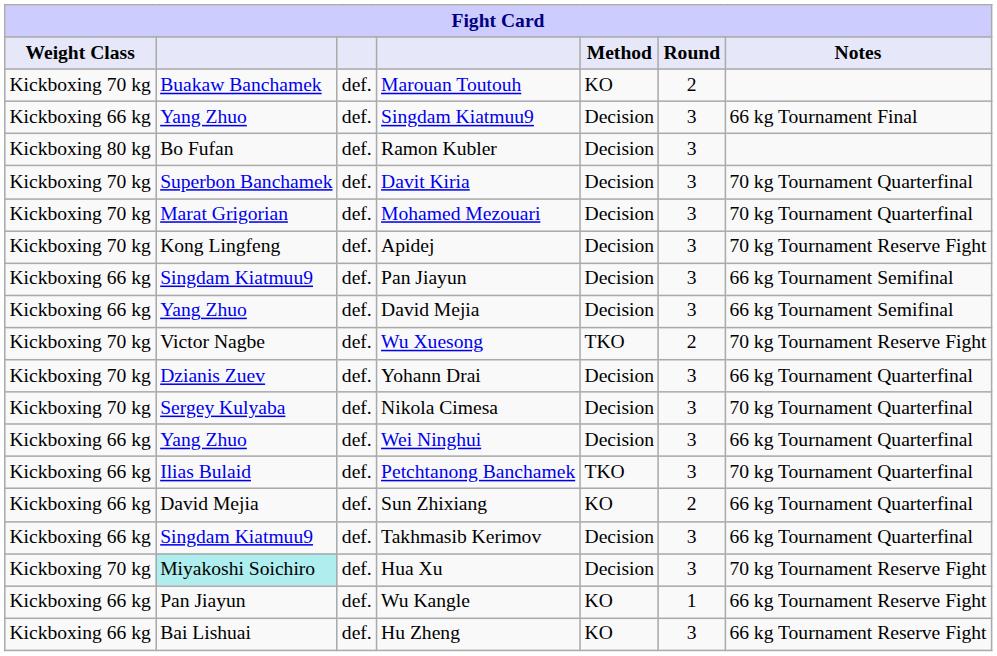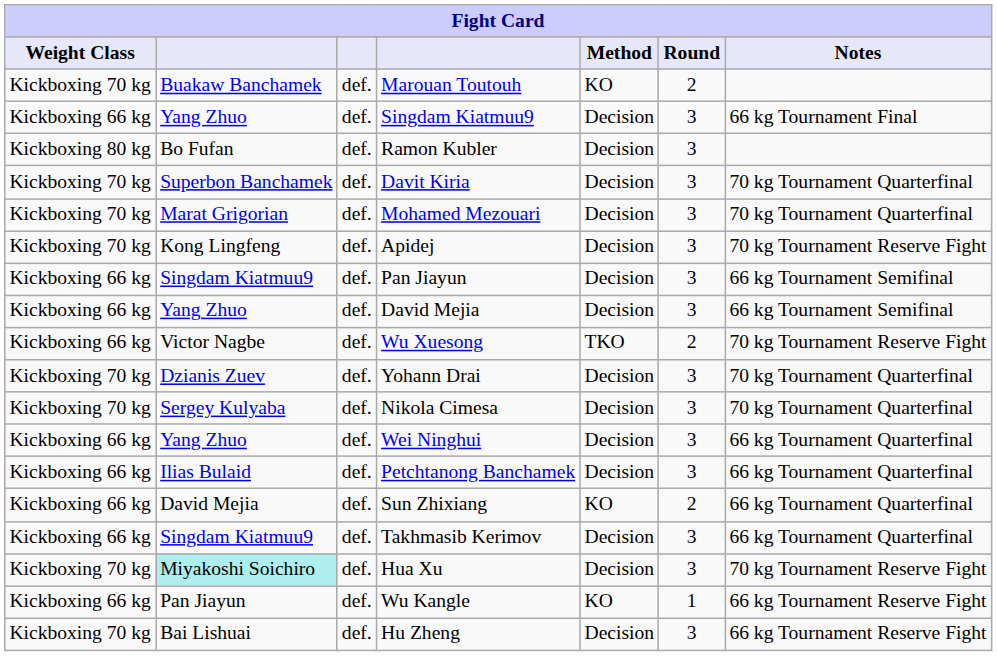(80, 343) Kickboxing 70 kg -> (80, 343) Kickboxing 66 kg
(851, 375) 66 kg Tournament Quarterfinal -> (851, 375) 70 kg Tournament Quarterfinal
(605, 472) TKO -> (619, 472) Decision
(851, 472) 70 kg Tournament Quarterfinal -> (851, 472) 66 kg Tournament Quarterfinal
(80, 633) Kickboxing 66 kg -> (80, 633) Kickboxing 70 kg
(599, 633) KO -> (619, 633) Decision
